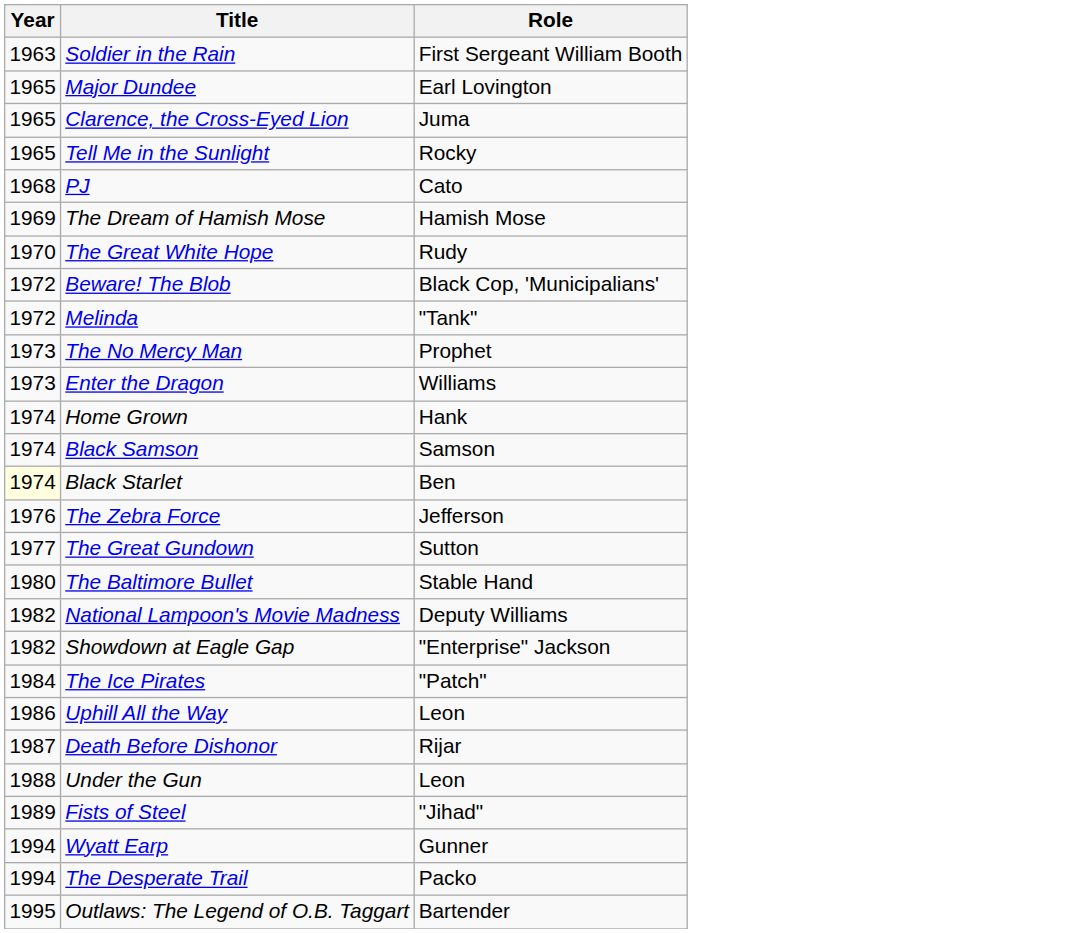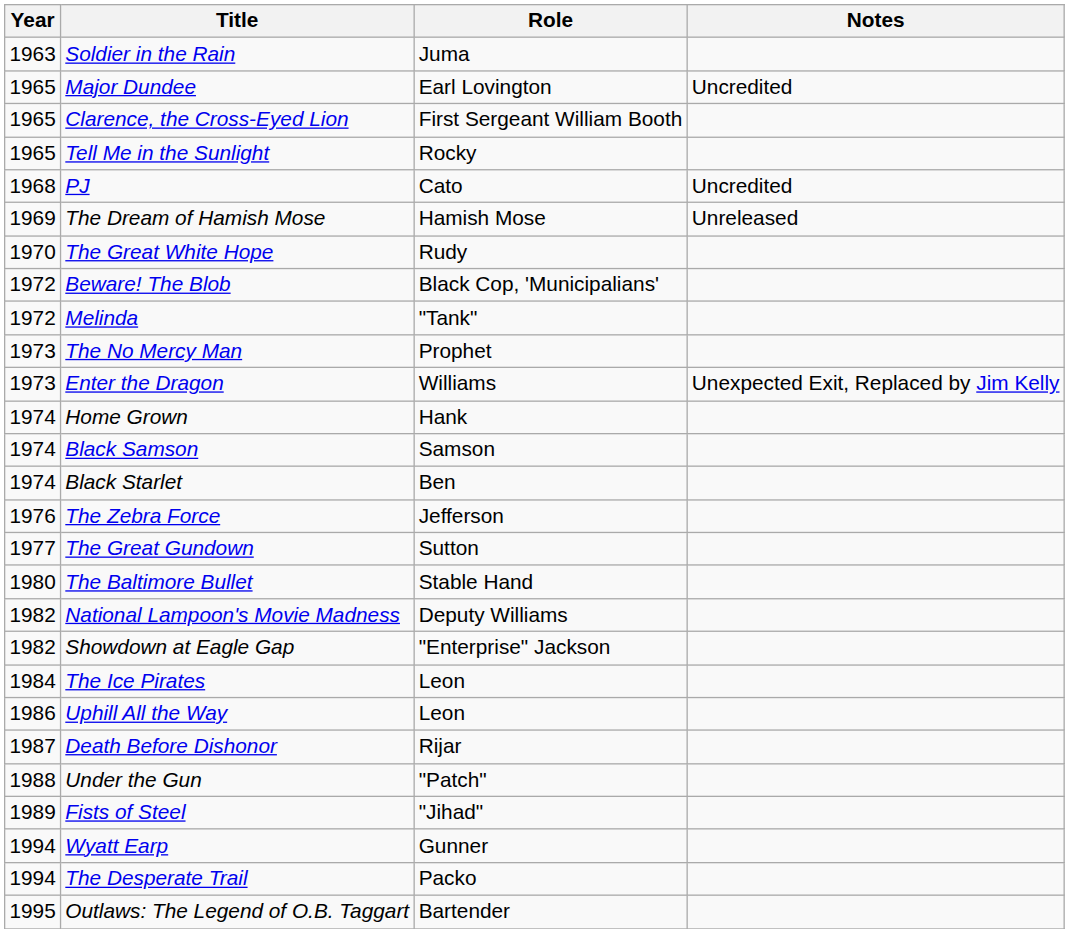+ column: (876, 20)
(550, 53) First Sergeant William Booth -> (444, 53) Juma
(444, 119) Juma -> (550, 119) First Sergeant William Booth
(33, 482) lightyellow background -> (33, 482) no background
(453, 680) "Patch" -> (442, 680) Leon
(442, 779) Leon -> (453, 779) "Patch"
